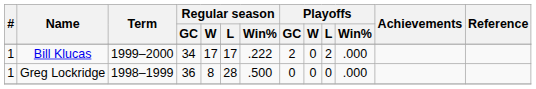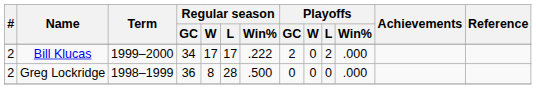(11, 53) 1 -> (11, 53) 2
(11, 73) 1 -> (11, 73) 2
